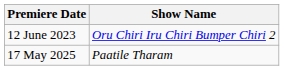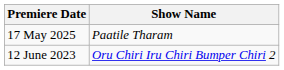rows swapped: (41, 34) <-> (41, 55)
